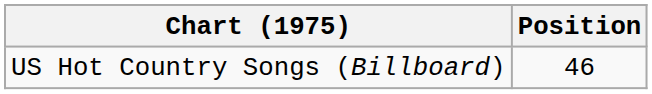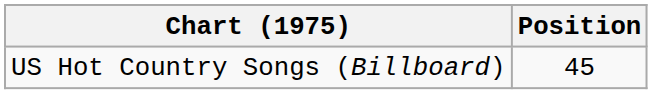(580, 68) 46 -> (580, 68) 45
